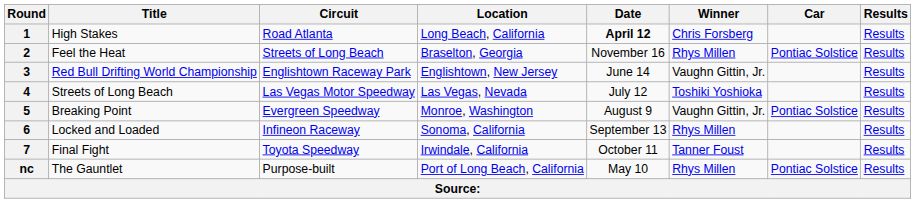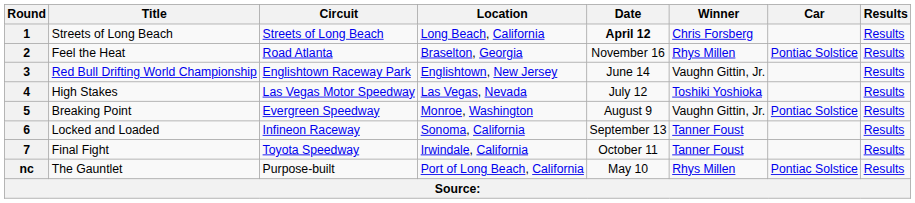(85, 34) High Stakes -> (112, 34) Streets of Long Beach
(298, 34) Road Atlanta -> (323, 34) Streets of Long Beach
(323, 53) Streets of Long Beach -> (298, 53) Road Atlanta
(112, 92) Streets of Long Beach -> (85, 92) High Stakes
(704, 131) Rhys Millen -> (708, 131) Tanner Foust
